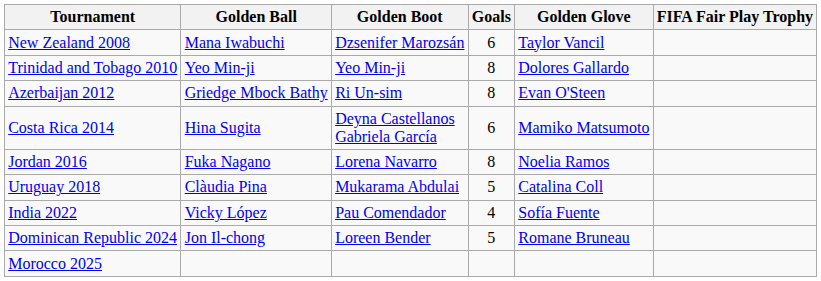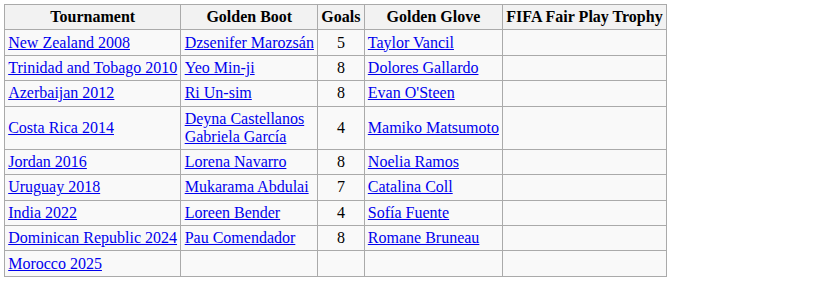- column: (256, 17)
(491, 42) 6 -> (341, 42) 5
(491, 127) 6 -> (341, 127) 4
(491, 187) 5 -> (341, 187) 7
(390, 212) Pau Comendador -> (232, 212) Loreen Bender
(383, 238) Loreen Bender -> (240, 238) Pau Comendador
(491, 238) 5 -> (341, 238) 8
